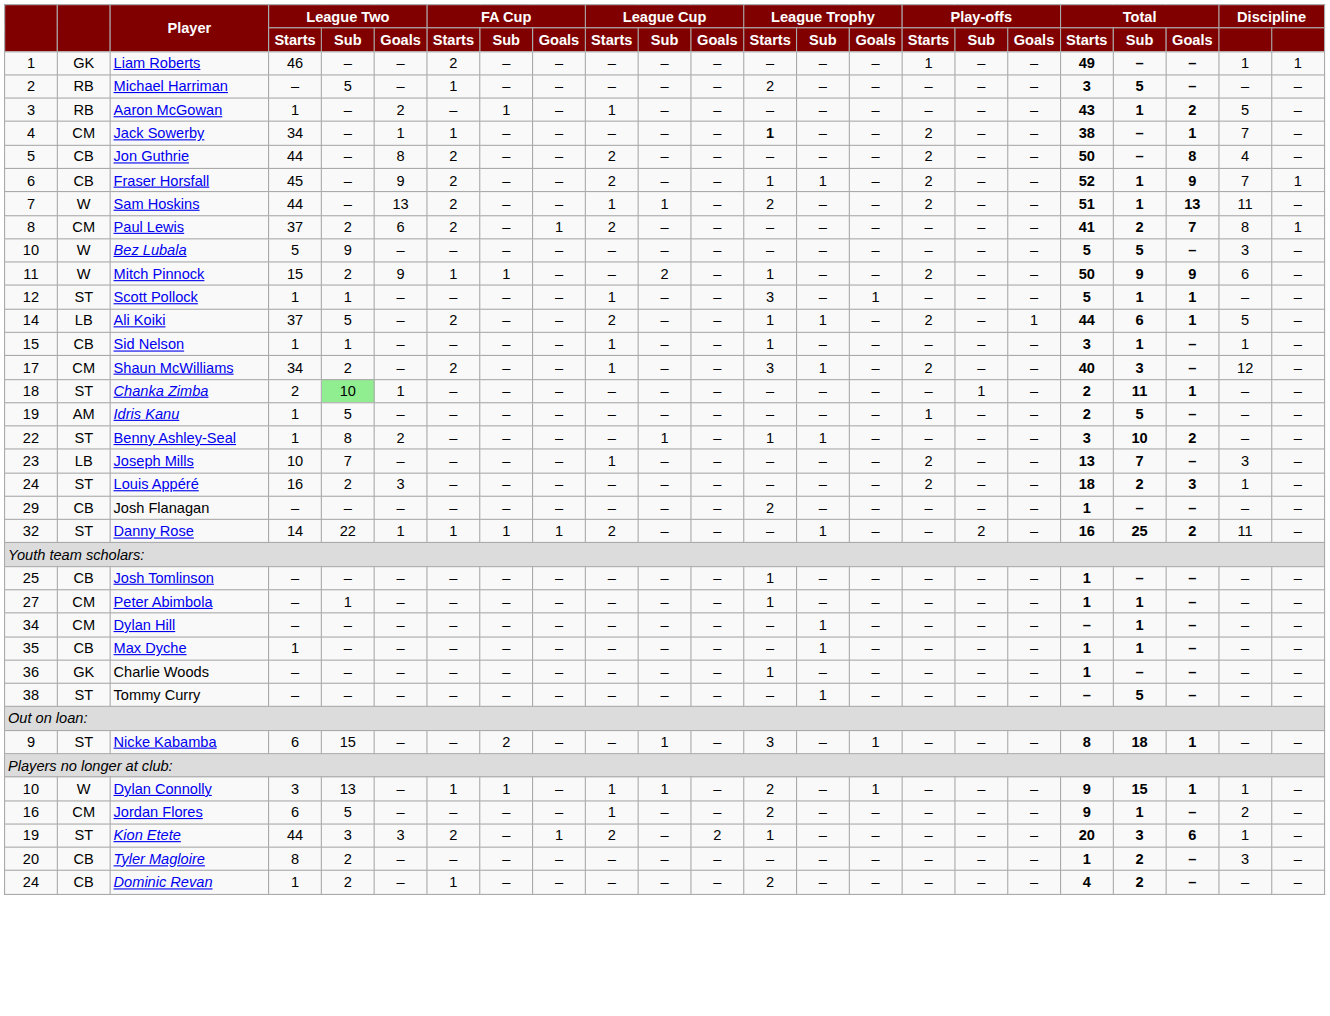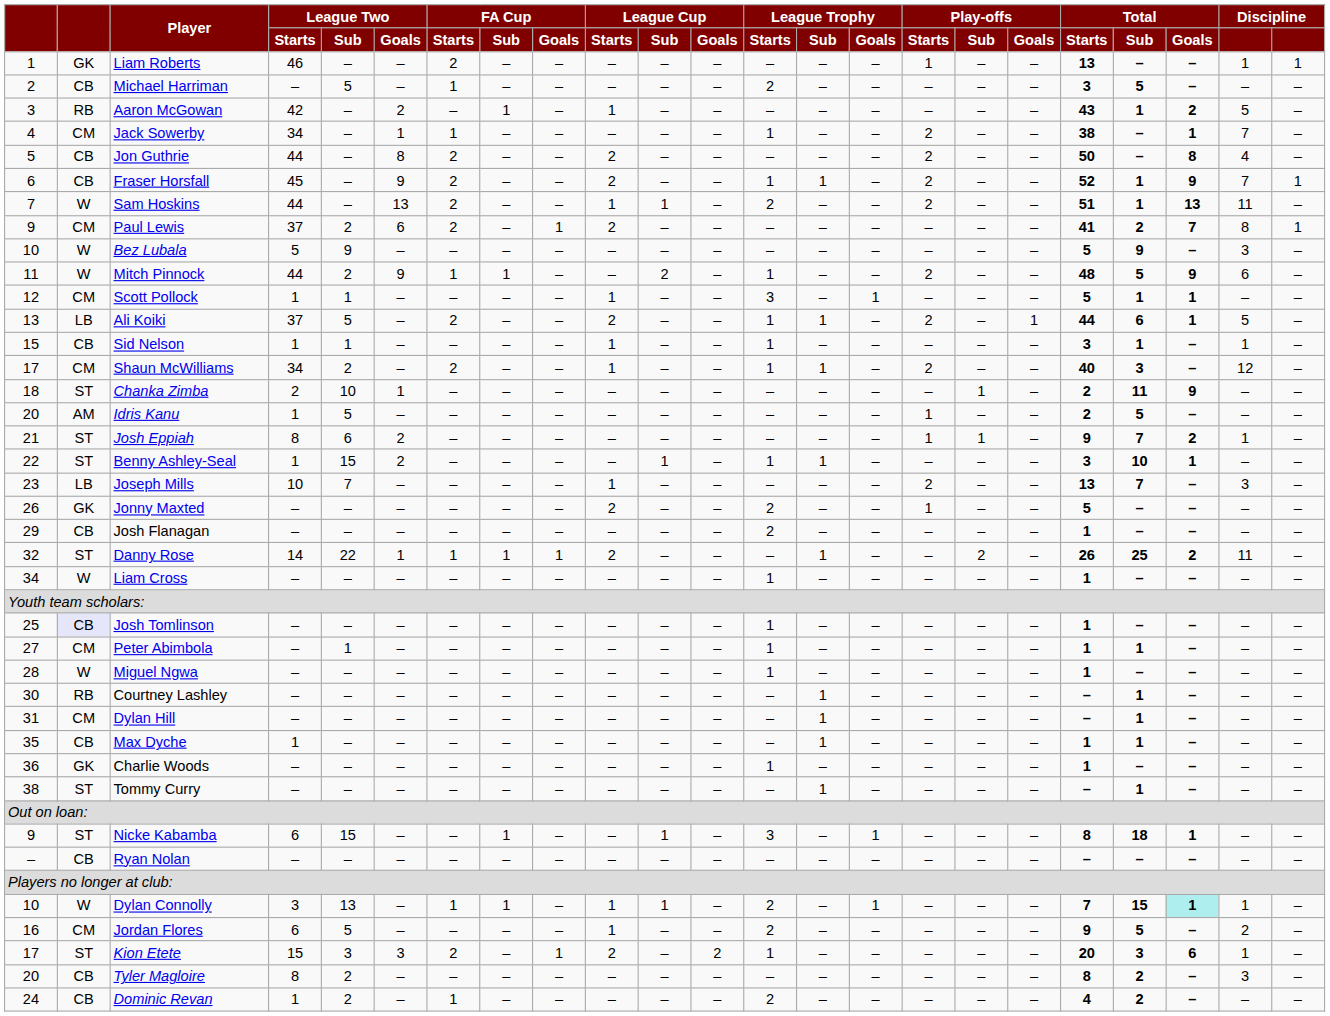(1087, 63) 49 -> (1087, 63) 13
(84, 87) RB -> (84, 87) CB
(295, 110) 1 -> (295, 110) 42
(770, 134) bold -> (770, 134) normal
(31, 227) 8 -> (31, 227) 9
(1140, 251) 5 -> (1140, 251) 9
(295, 274) 15 -> (295, 274) 44
(1087, 274) 50 -> (1087, 274) 48
(1140, 274) 9 -> (1140, 274) 5
(84, 297) ST -> (84, 297) CM
(31, 321) 14 -> (31, 321) 13
(770, 368) 3 -> (770, 368) 1
(348, 391) lightgreen background -> (348, 391) no background
(1192, 391) 1 -> (1192, 391) 9
(31, 414) 19 -> (31, 414) 20
+ row: (154, 438)
(348, 438) 8 -> (348, 461) 15
(1192, 438) 2 -> (1192, 461) 1
- row: (156, 485)
+ row: (159, 508)
(1087, 532) 16 -> (1087, 555) 26
+ row: (150, 578)
(84, 578) no background -> (84, 625) lavender background
+ row: (156, 672)
+ row: (170, 695)
(31, 625) 34 -> (31, 719) 31
(1140, 695) 5 -> (1140, 789) 1
(506, 742) 2 -> (506, 836) 1
+ row: (152, 859)
(1087, 789) 9 -> (1087, 906) 7
(1192, 789) no background -> (1192, 906) paleturquoise background
(1140, 812) 1 -> (1140, 929) 5
(31, 836) 19 -> (31, 953) 17
(295, 836) 44 -> (295, 953) 15
(1087, 859) 1 -> (1087, 976) 8
